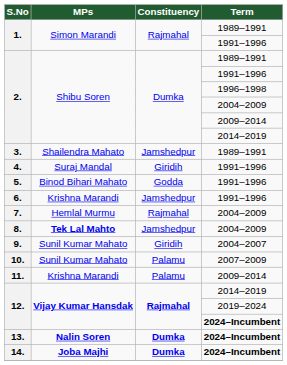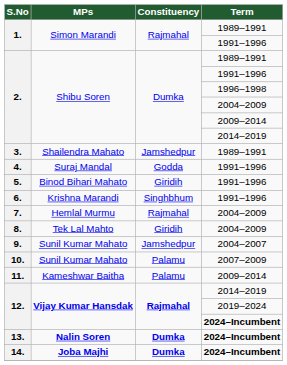(168, 167) Giridih -> (168, 167) Godda
(168, 182) Godda -> (168, 182) Giridih
(168, 197) Jamshedpur -> (168, 197) Singhbhum
(83, 228) bold -> (83, 228) normal
(168, 228) Jamshedpur -> (168, 228) Giridih
(168, 244) Giridih -> (168, 244) Jamshedpur
(83, 275) Krishna Marandi -> (83, 275) Kameshwar Baitha
